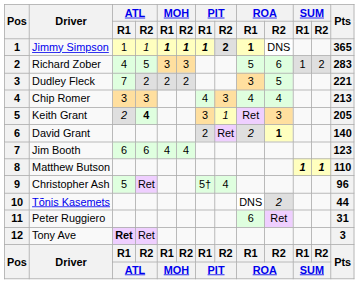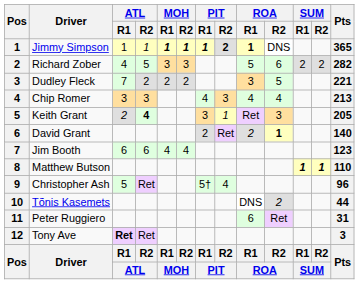(302, 64) 1 -> (302, 64) 2
(343, 64) 283 -> (343, 64) 282
